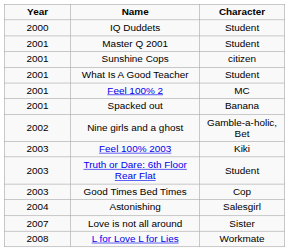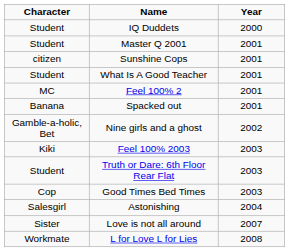columns swapped: (38, 12) <-> (242, 12)
